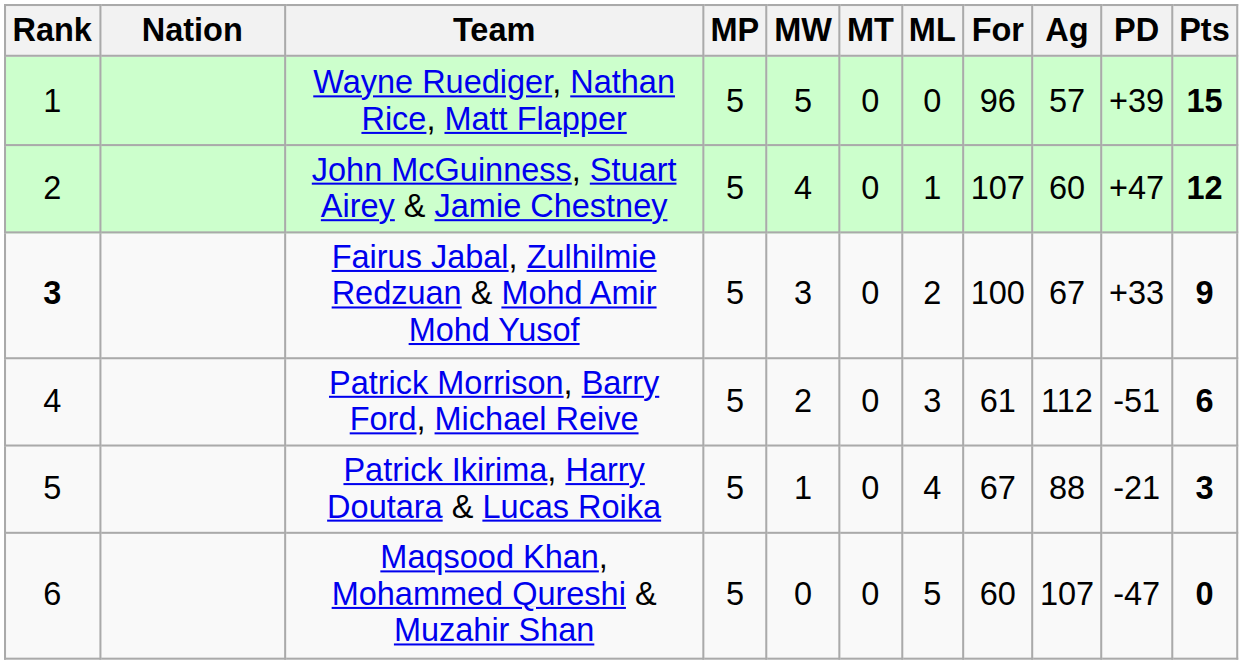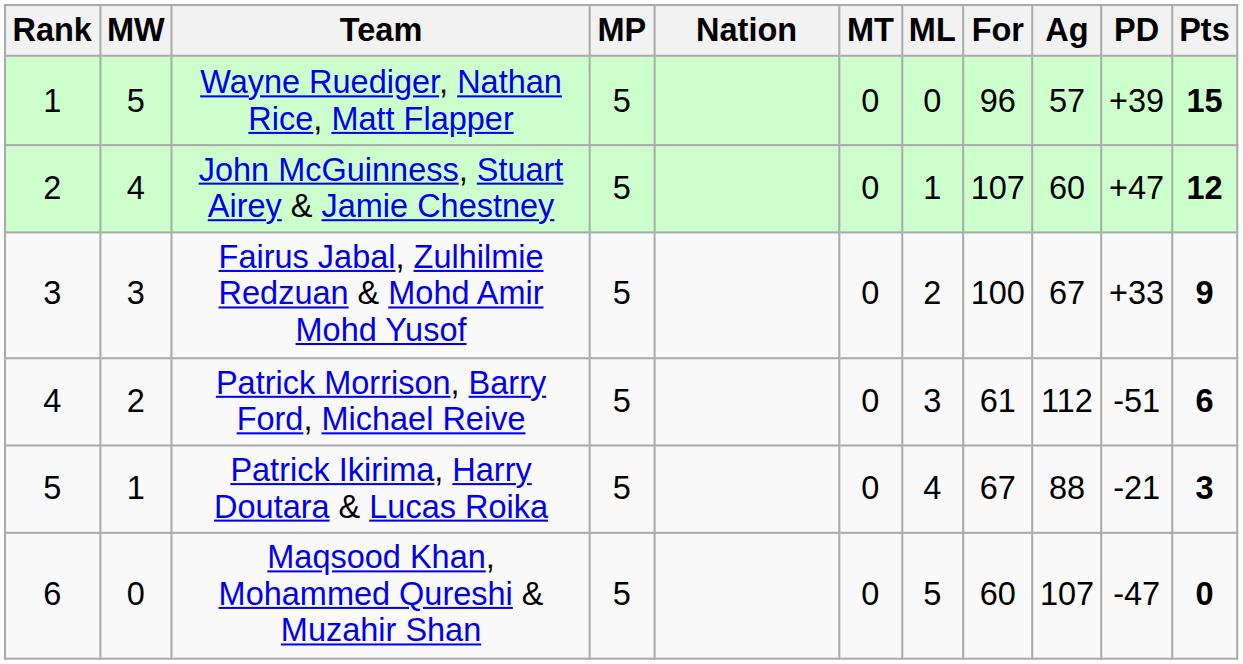columns swapped: (192, 30) <-> (803, 30)
(52, 294) bold -> (52, 294) normal
